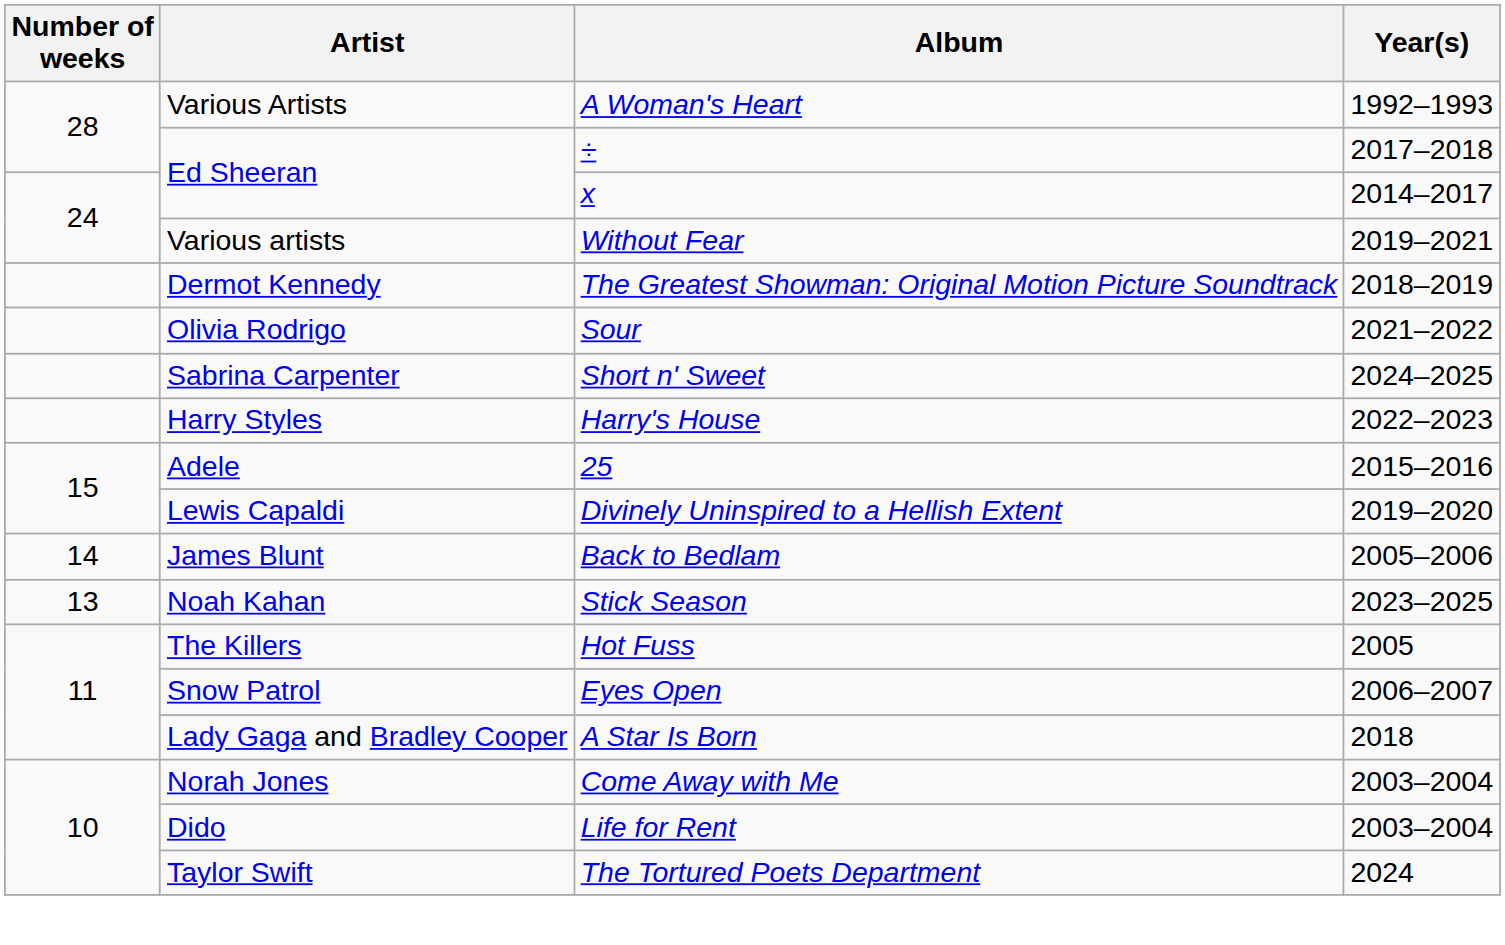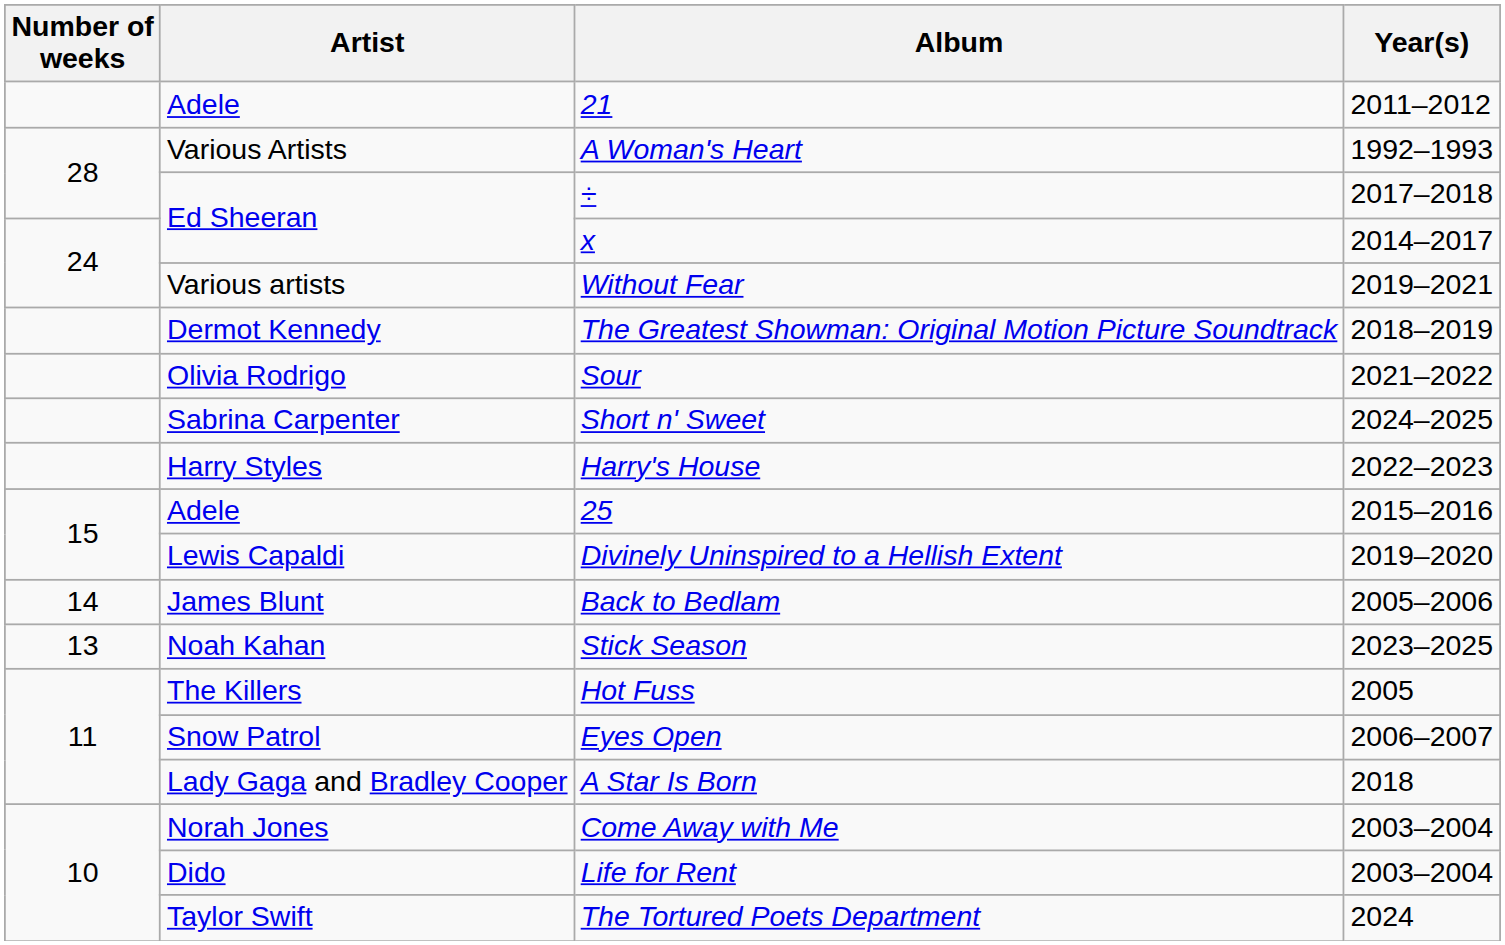+ row: (597, 104)
